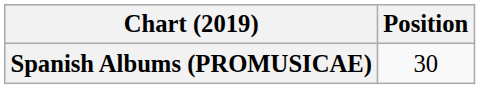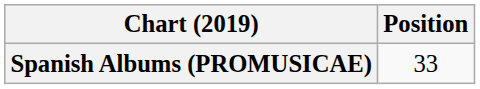(426, 63) 30 -> (426, 63) 33
